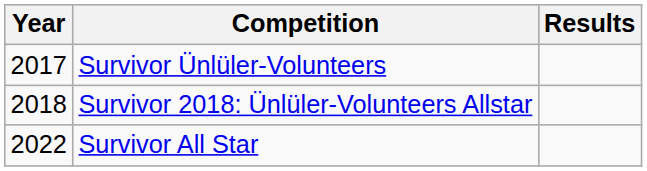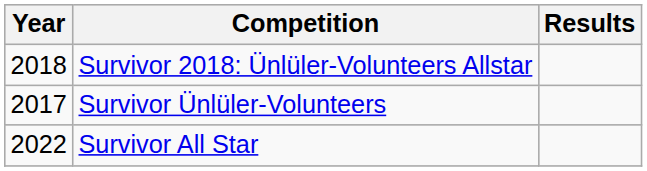rows swapped: (232, 64) <-> (305, 104)
